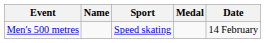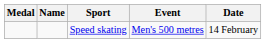columns swapped: (190, 13) <-> (43, 13)
